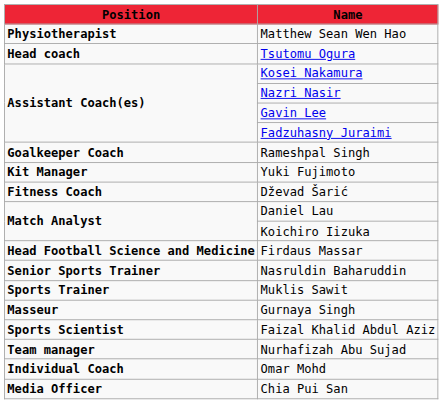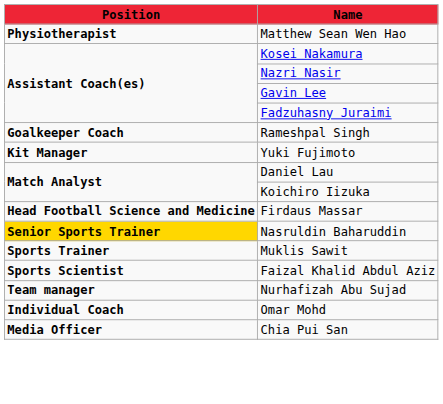- row: (308, 54)
- row: (304, 192)
(84, 270) no background -> (84, 231) gold background
- row: (308, 310)
